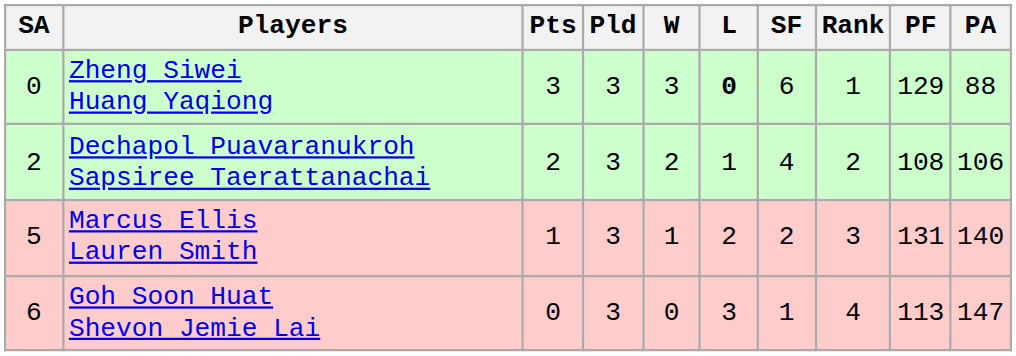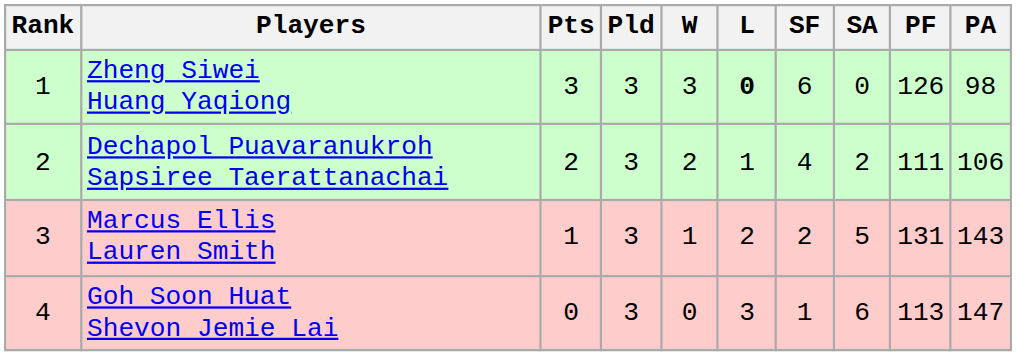columns swapped: (853, 27) <-> (34, 27)
(921, 87) 129 -> (921, 87) 126
(981, 87) 88 -> (981, 87) 98
(921, 162) 108 -> (921, 162) 111
(981, 237) 140 -> (981, 237) 143
